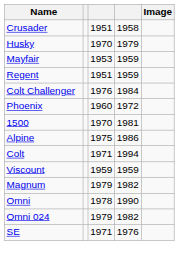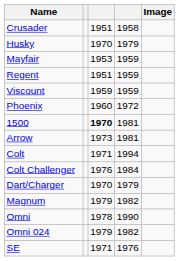rows swapped: (26, 169) <-> (41, 91)
(101, 122) normal -> (101, 122) bold
- row: (20, 138)
+ row: (20, 138)
+ row: (35, 185)
